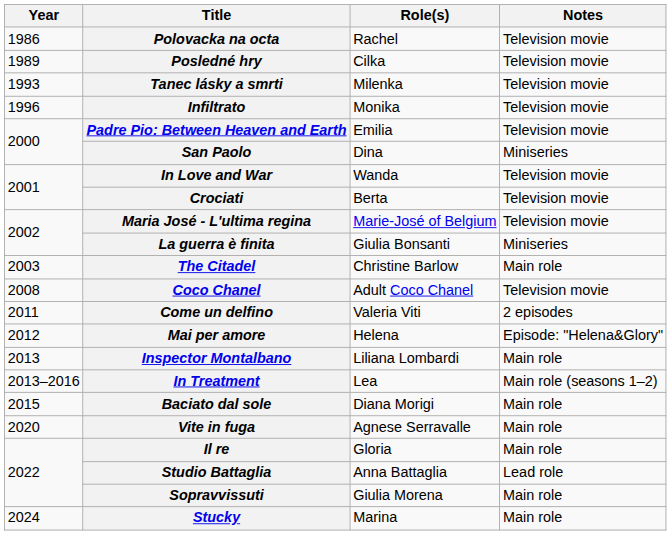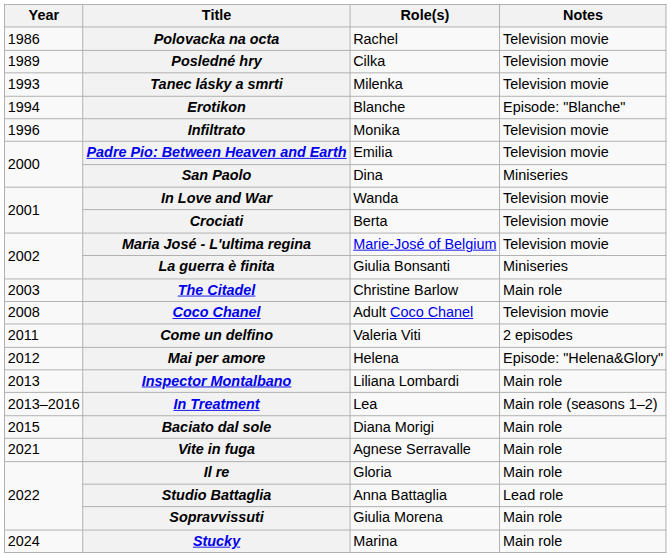+ row: (217, 107)
(24, 426) 2020 -> (24, 449) 2021
